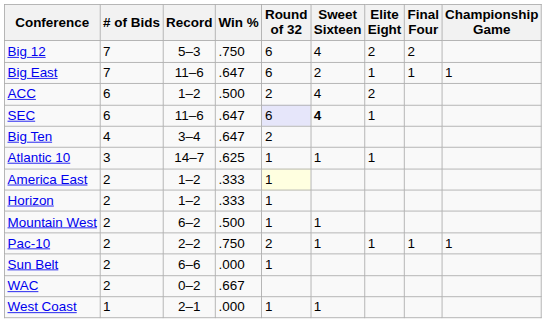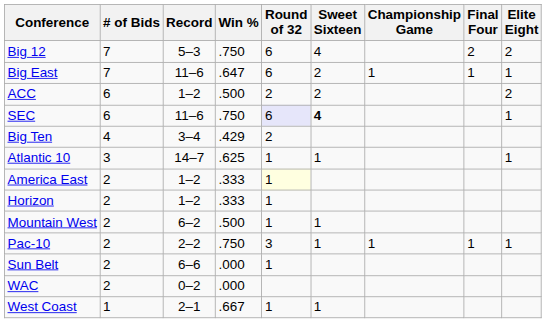columns swapped: (385, 22) <-> (492, 22)
(317, 94) 4 -> (317, 94) 2
(232, 115) .647 -> (232, 115) .750
(232, 136) .647 -> (232, 136) .429
(269, 243) 2 -> (269, 243) 3
(232, 286) .667 -> (232, 286) .000
(232, 307) .000 -> (232, 307) .667
